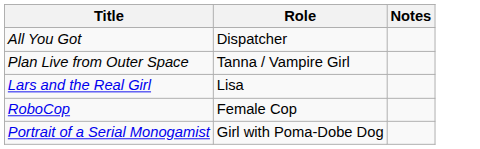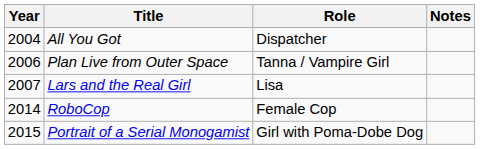+ column: (24, 16)
